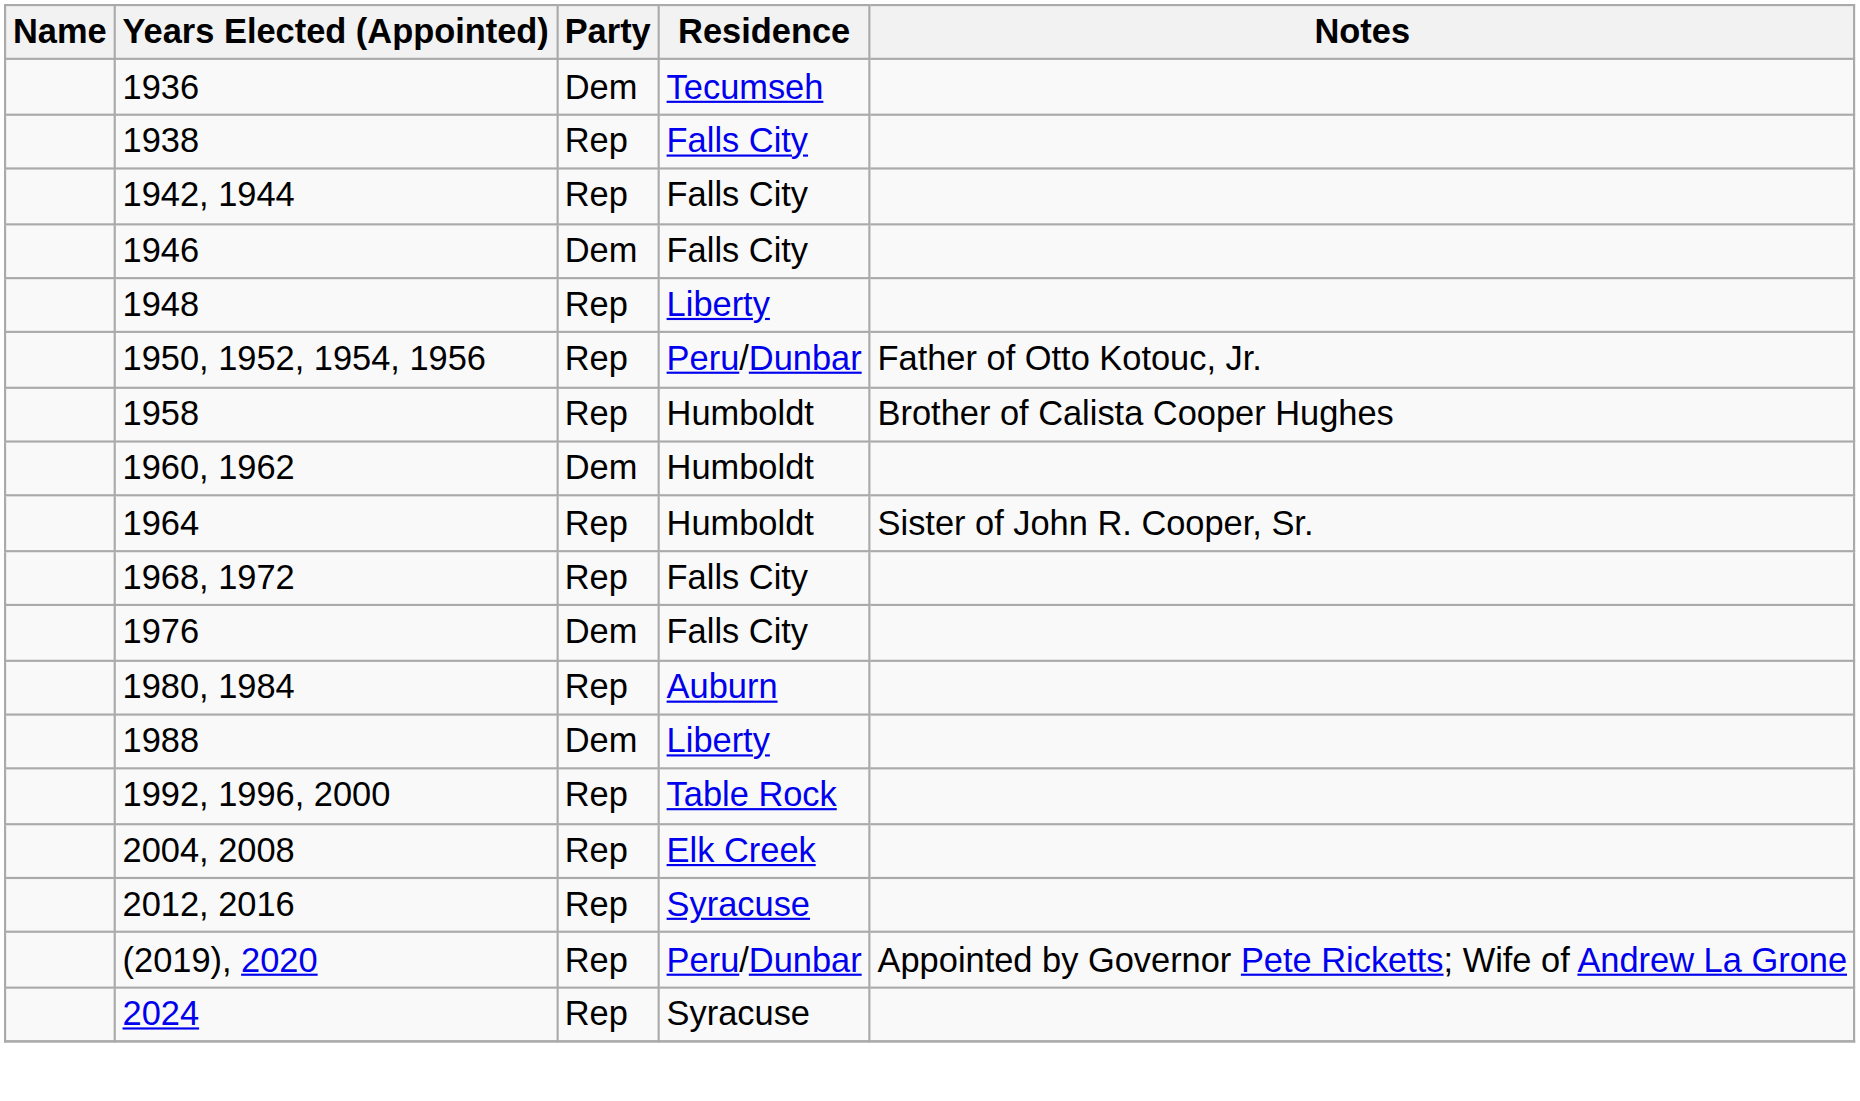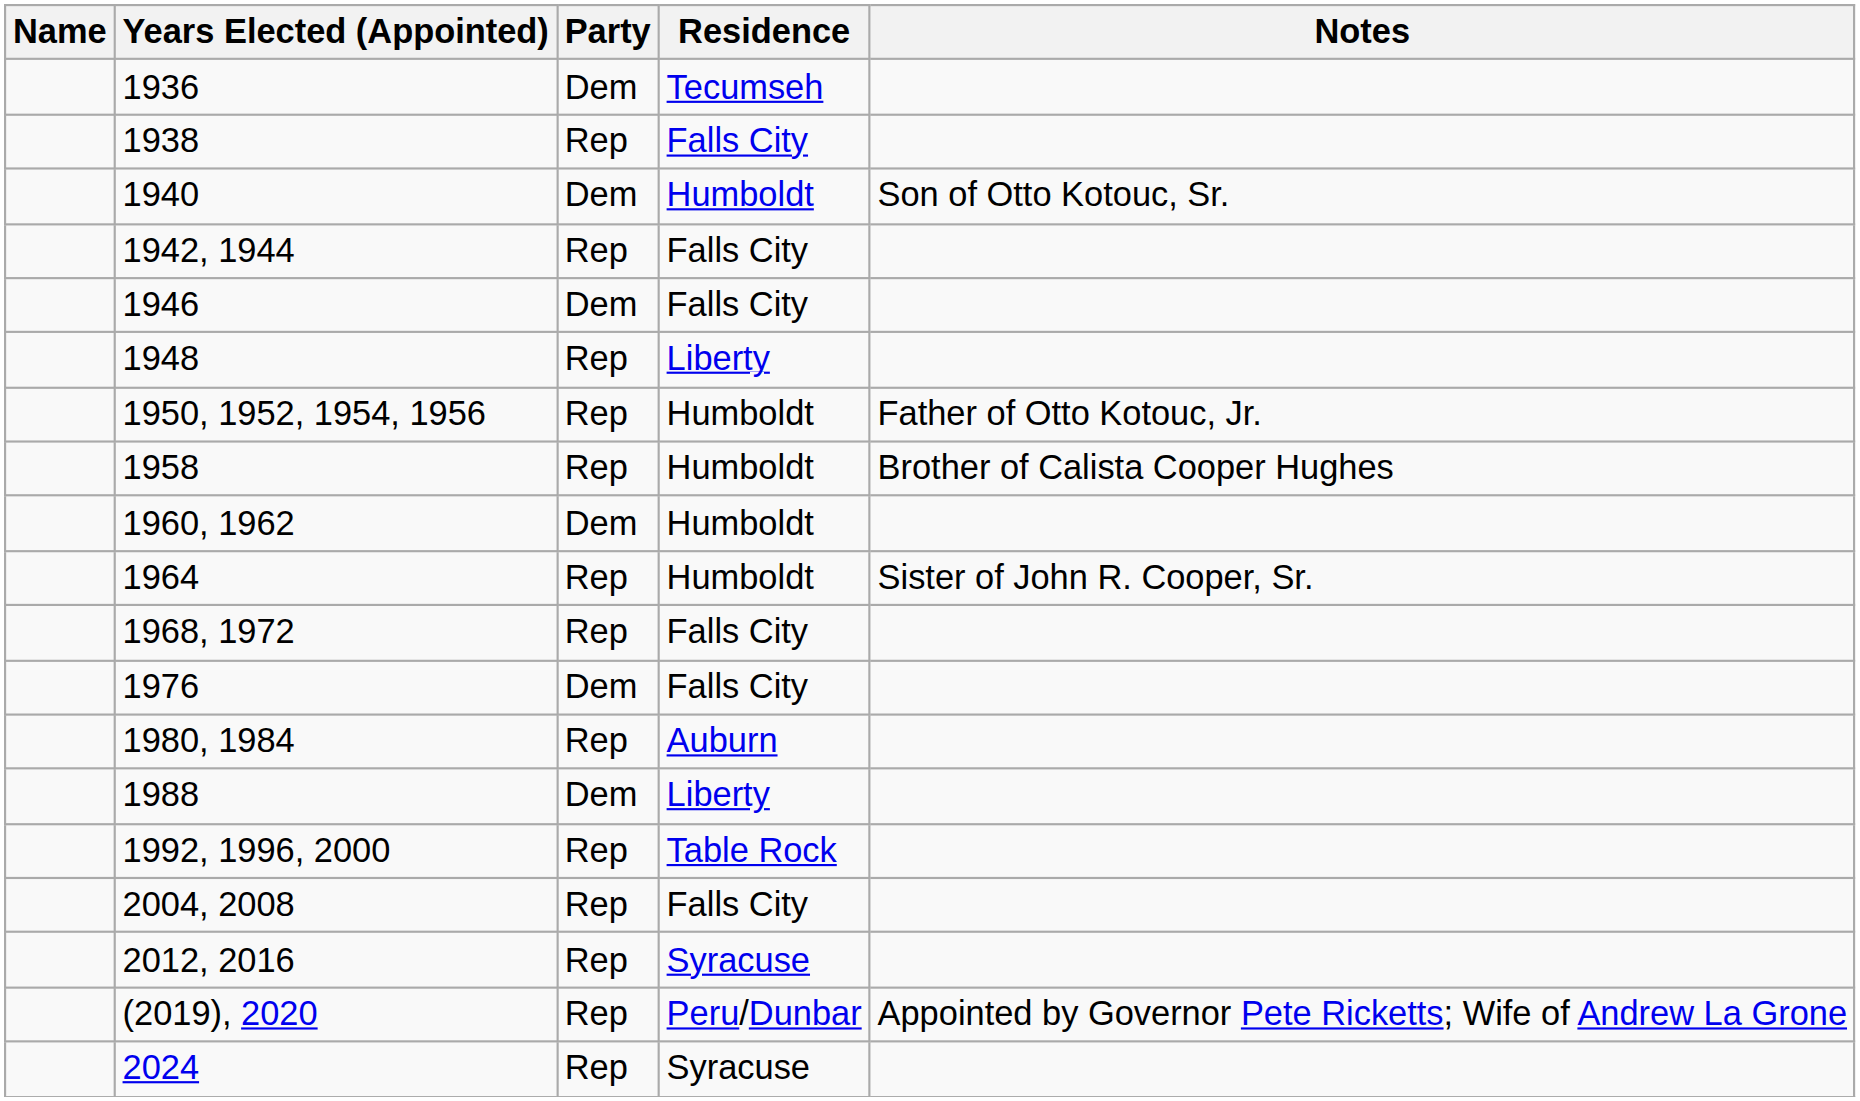+ row: (161, 195)
(764, 359) Peru/Dunbar -> (740, 413) Humboldt
(741, 850) Elk Creek -> (737, 904) Falls City
